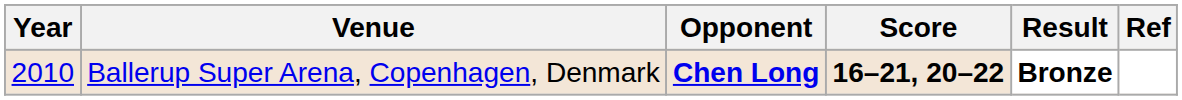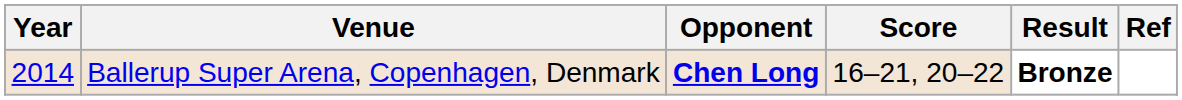(43, 72) 2010 -> (43, 72) 2014
(918, 72) bold -> (918, 72) normal
